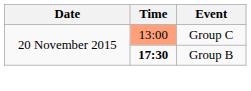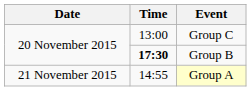(153, 34) lightsalmon background -> (153, 34) no background
+ row: (211, 75)
